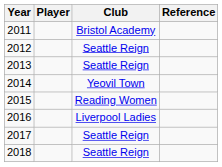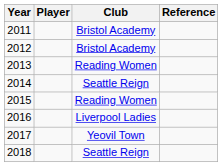(116, 48) Seattle Reign -> (116, 48) Bristol Academy
(116, 65) Seattle Reign -> (116, 65) Reading Women
(116, 83) Yeovil Town -> (116, 83) Seattle Reign
(116, 135) Seattle Reign -> (116, 135) Yeovil Town
